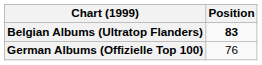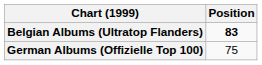(231, 50) 76 -> (231, 50) 75
